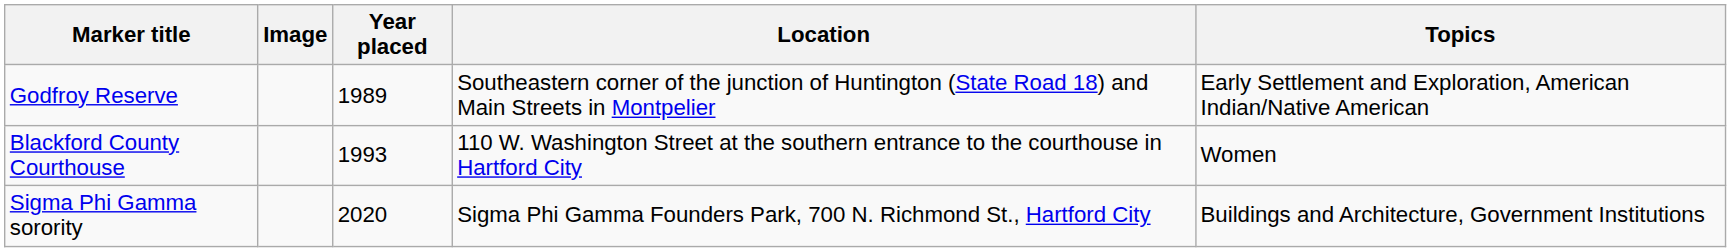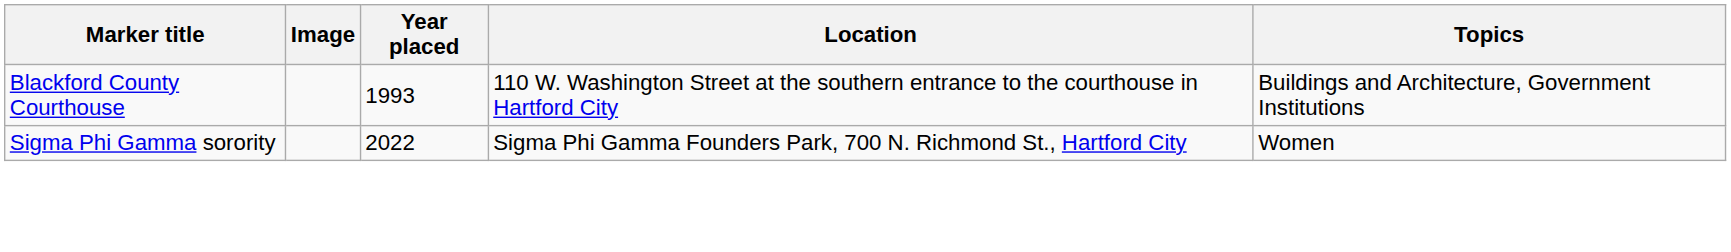- row: (94, 94)
(1239, 155) Women -> (1454, 94) Buildings and Architecture, Government Institutions
(362, 215) 2020 -> (390, 142) 2022
(1453, 215) Buildings and Architecture, Government Institutions -> (1296, 142) Women
